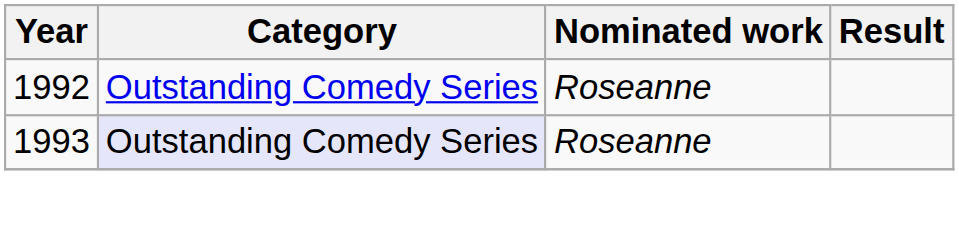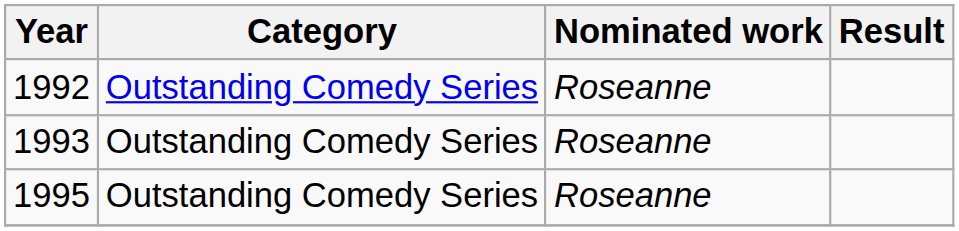(322, 141) lavender background -> (322, 141) no background
+ row: (51, 196)
